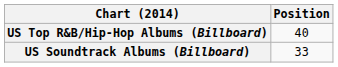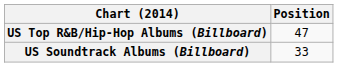(302, 33) 40 -> (302, 33) 47
